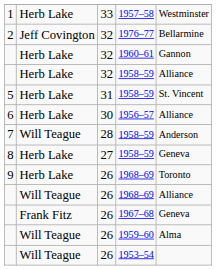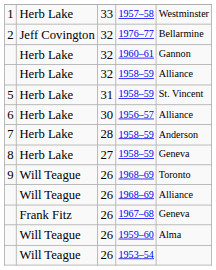(50, 134) Will Teague -> (46, 134) Herb Lake
(46, 174) Herb Lake -> (50, 174) Will Teague
